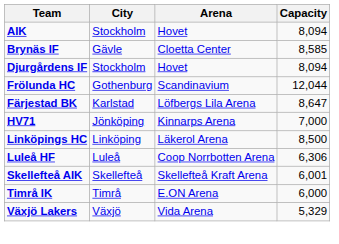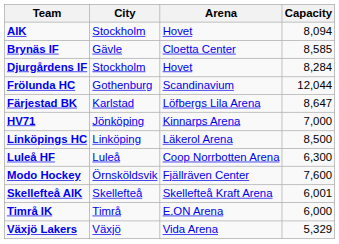(313, 67) 8,094 -> (318, 67) 8,284
(313, 157) 6,306 -> (318, 157) 6,300
+ row: (44, 175)
